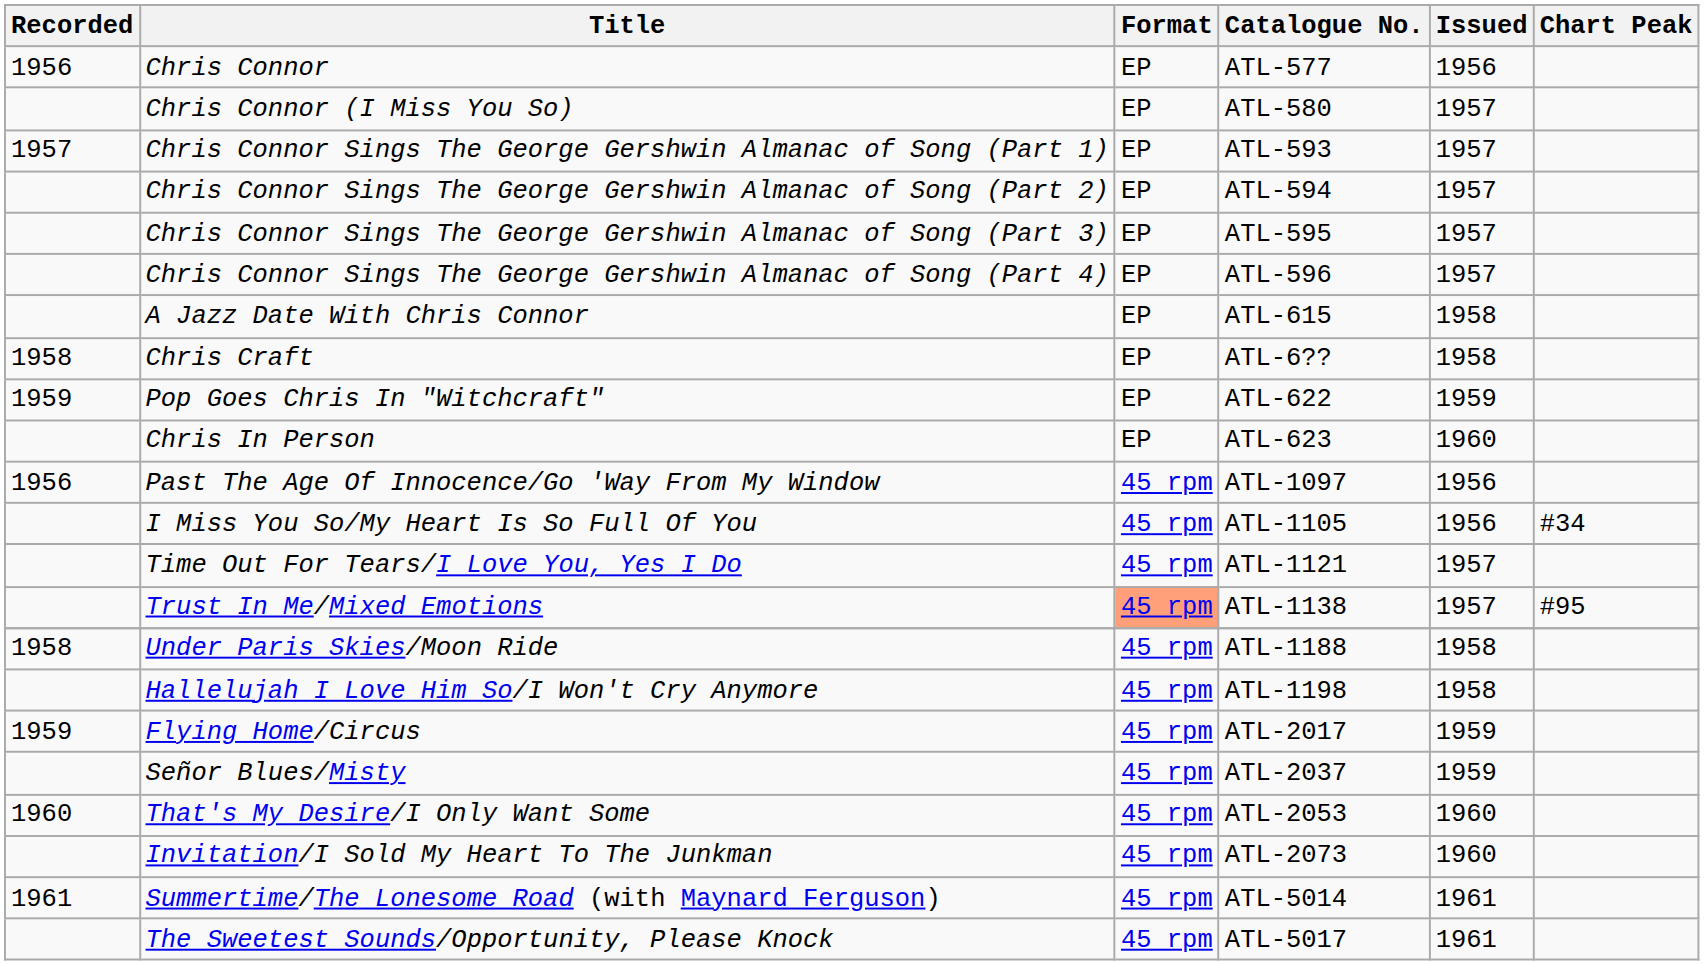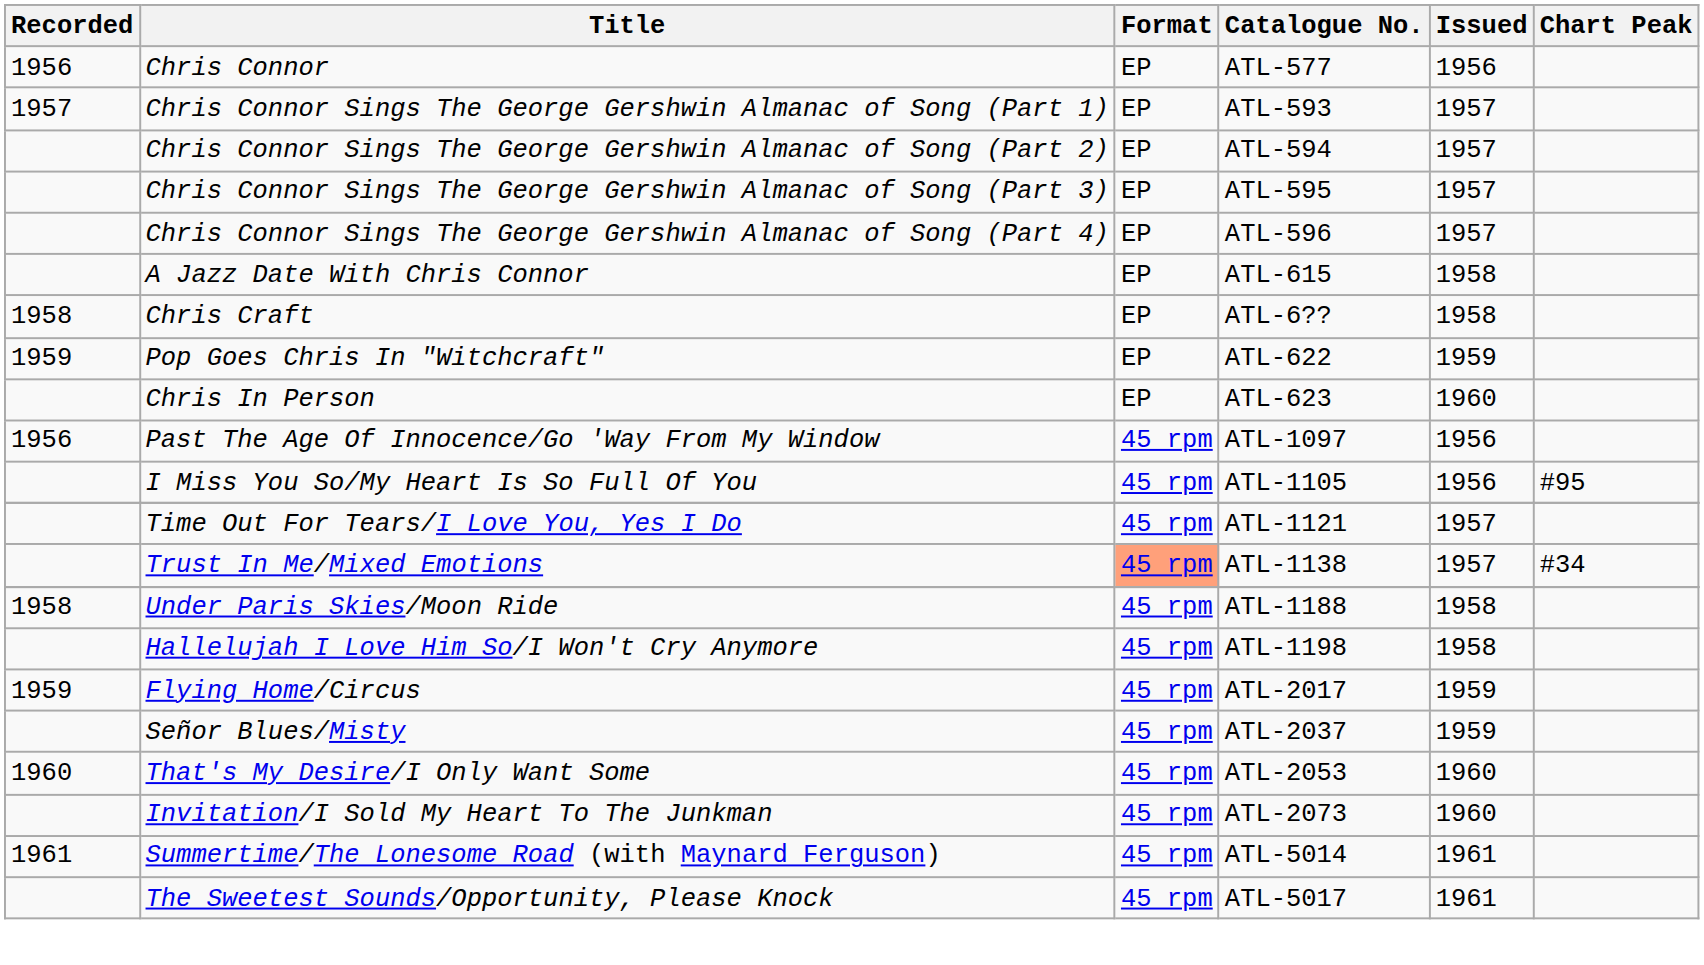- row: (360, 109)
(1563, 524) #34 -> (1563, 483) #95
(1563, 607) #95 -> (1563, 566) #34
